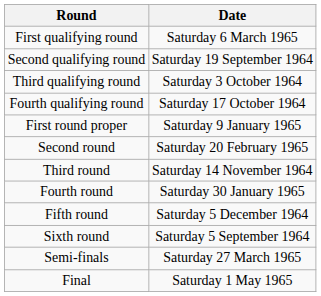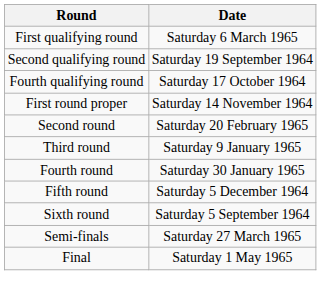- row: (76, 81)
(232, 125) Saturday 9 January 1965 -> (232, 103) Saturday 14 November 1964
(232, 170) Saturday 14 November 1964 -> (232, 147) Saturday 9 January 1965
